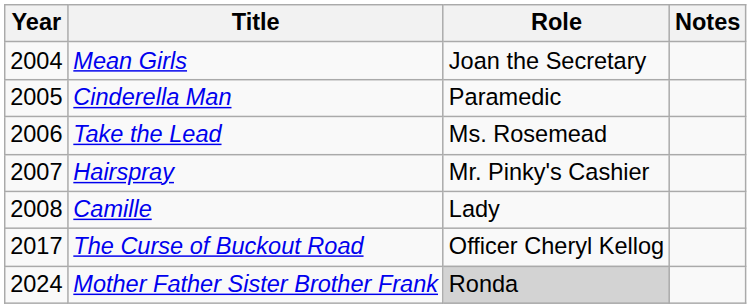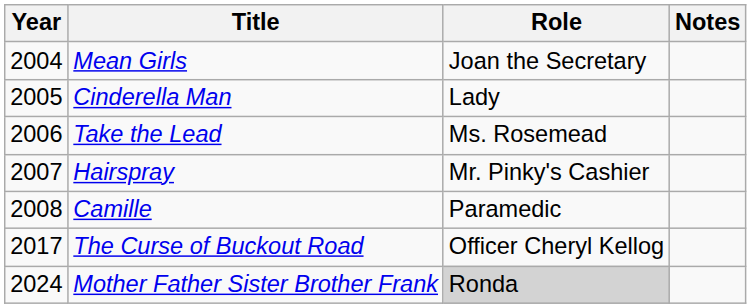(505, 97) Paramedic -> (474, 97) Lady
(474, 209) Lady -> (505, 209) Paramedic
